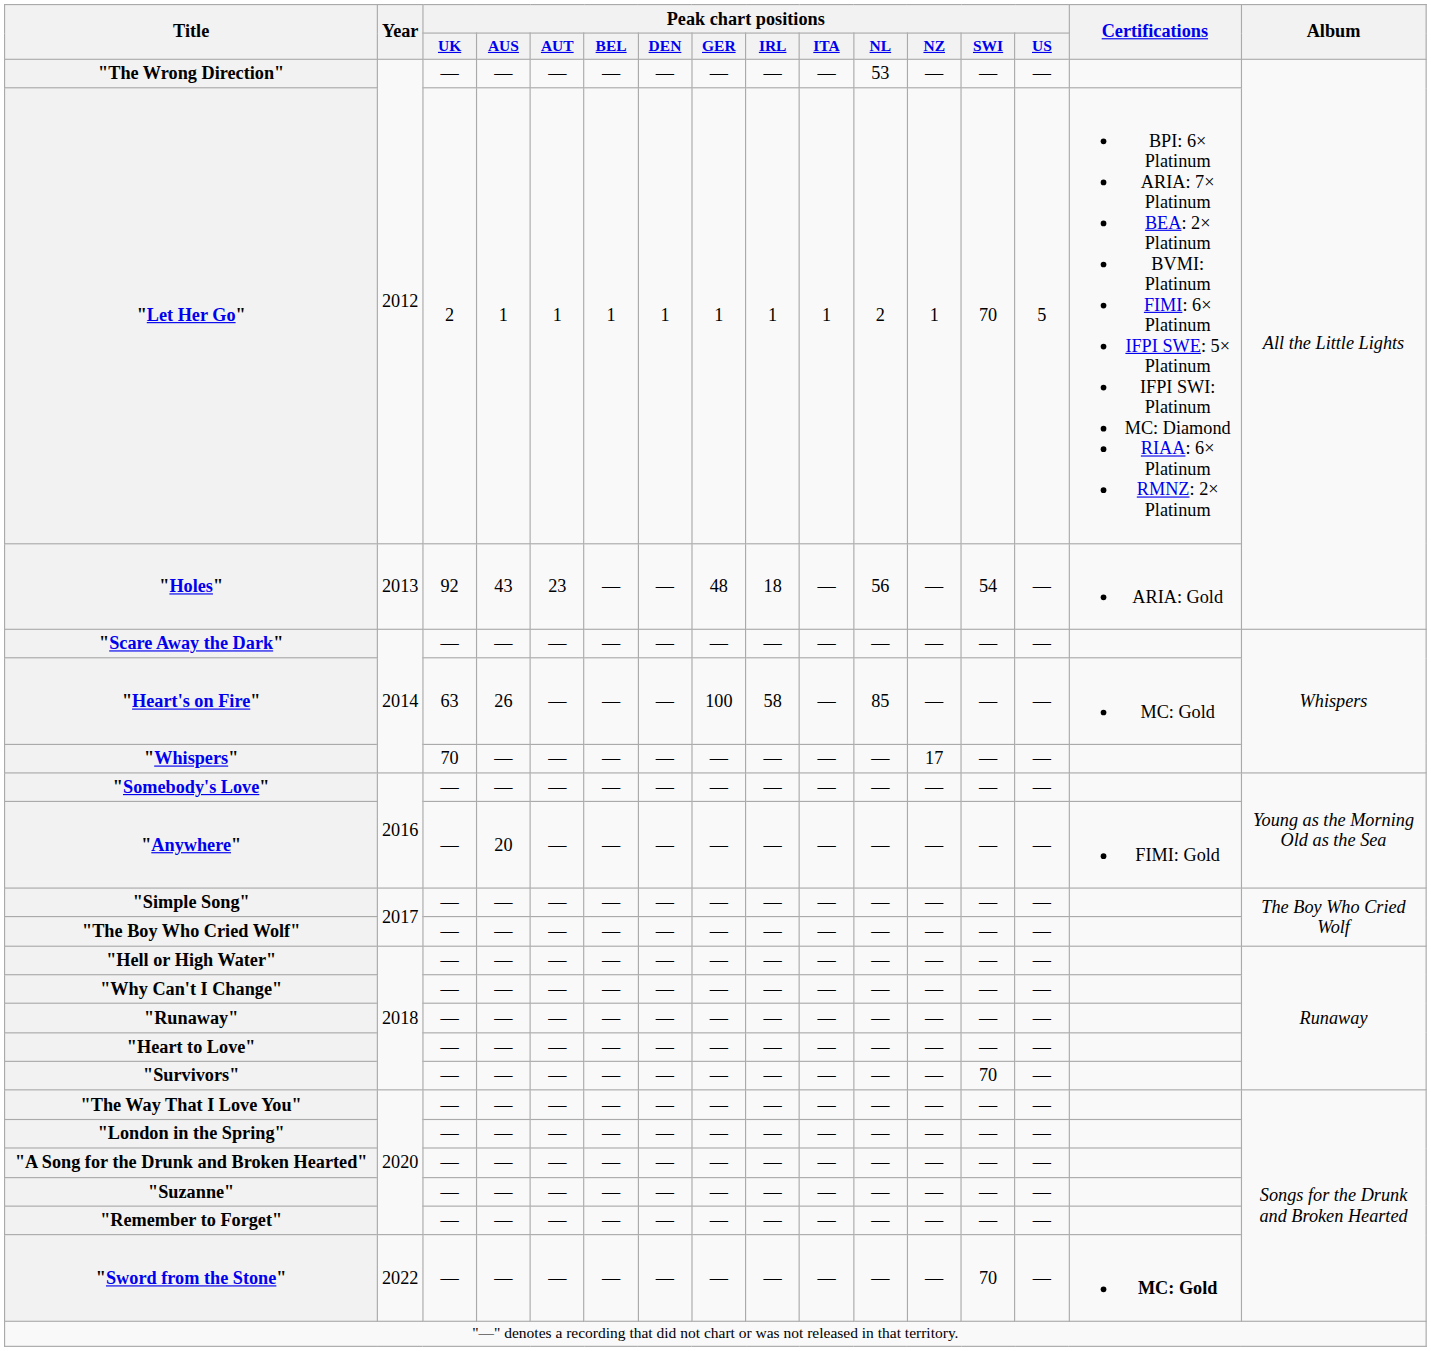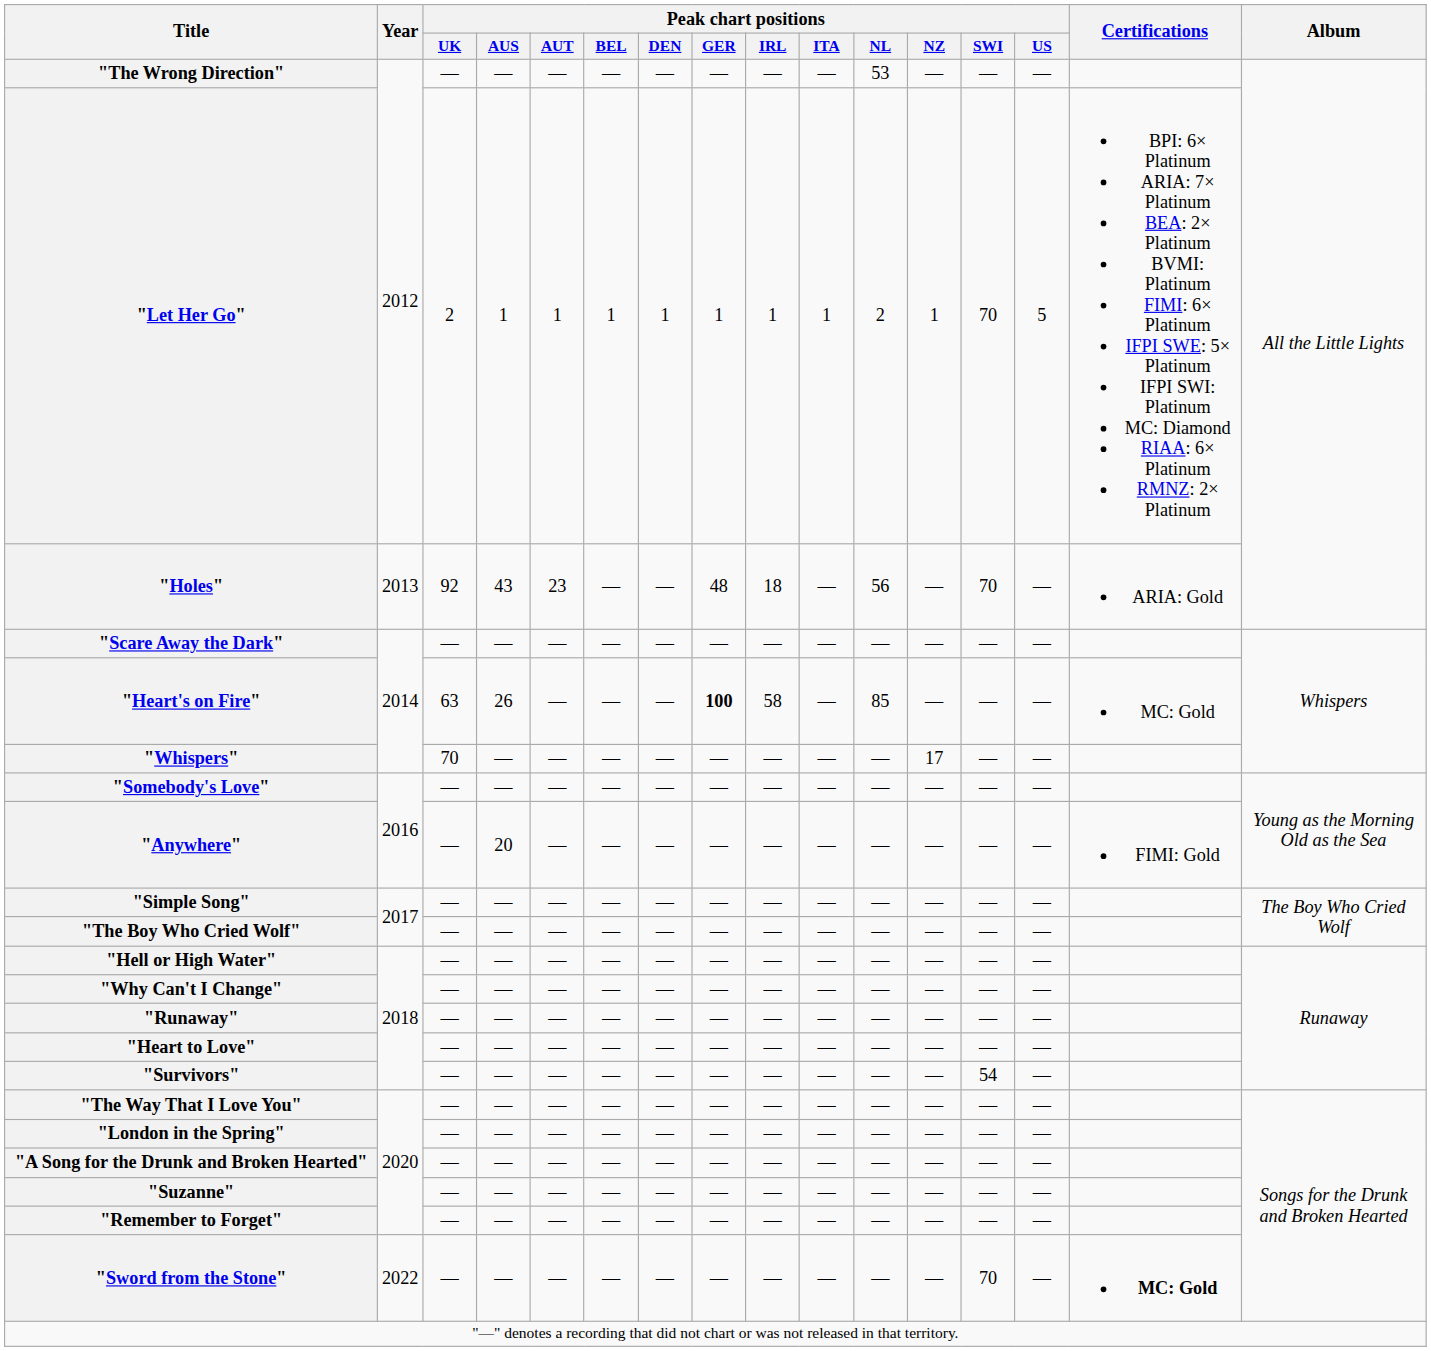(988, 586) 54 -> (988, 586) 70
(719, 701) normal -> (719, 701) bold
(988, 1075) 70 -> (988, 1075) 54
